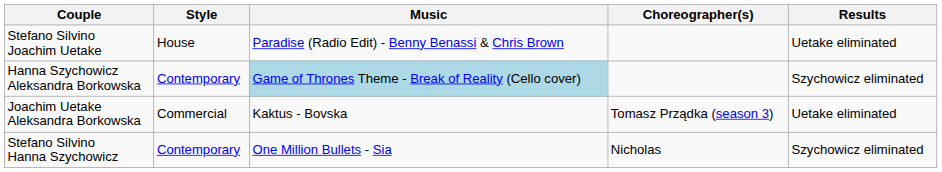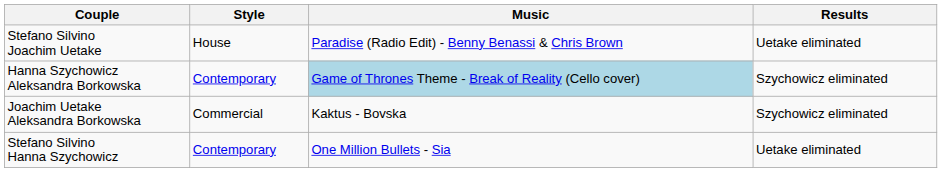- column: (698, 14)
(844, 114) Uetake eliminated -> (822, 114) Szychowicz eliminated
(857, 149) Szychowicz eliminated -> (808, 149) Uetake eliminated
